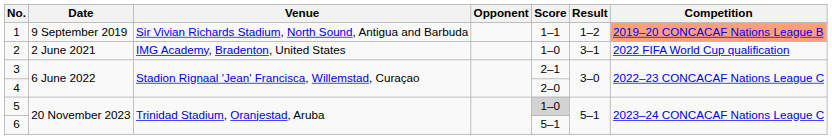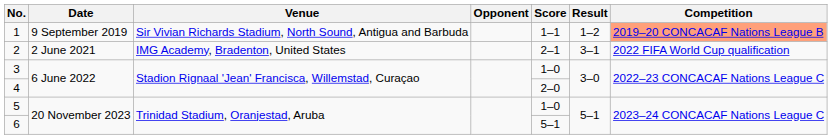(550, 50) 1–0 -> (550, 50) 2–1
(550, 69) 2–1 -> (550, 69) 1–0
(550, 106) lightgrey background -> (550, 106) no background
